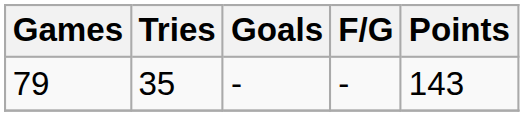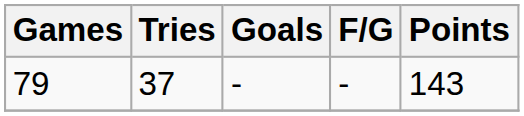(157, 83) 35 -> (157, 83) 37
